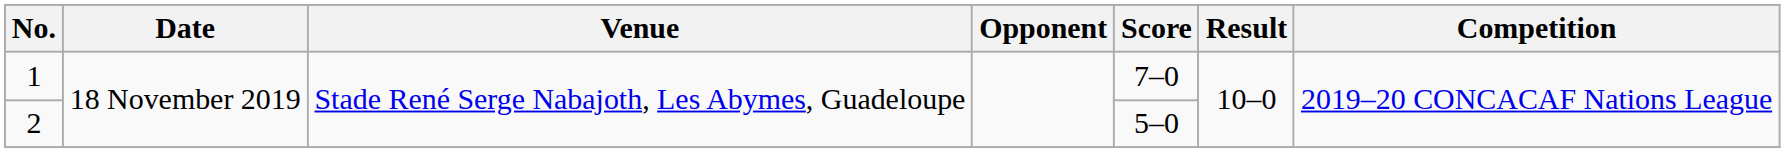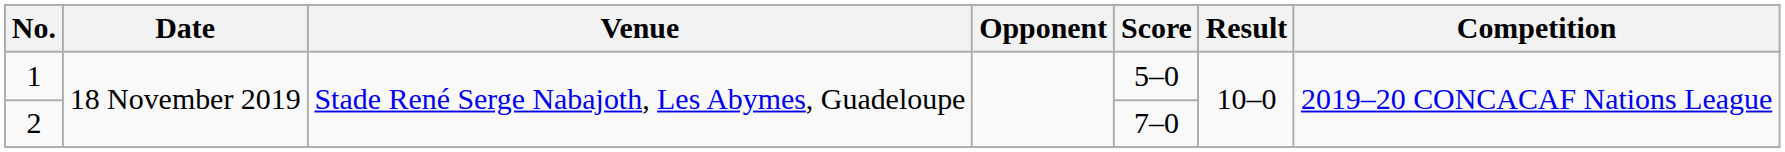(1156, 75) 7–0 -> (1156, 75) 5–0
(1156, 123) 5–0 -> (1156, 123) 7–0
